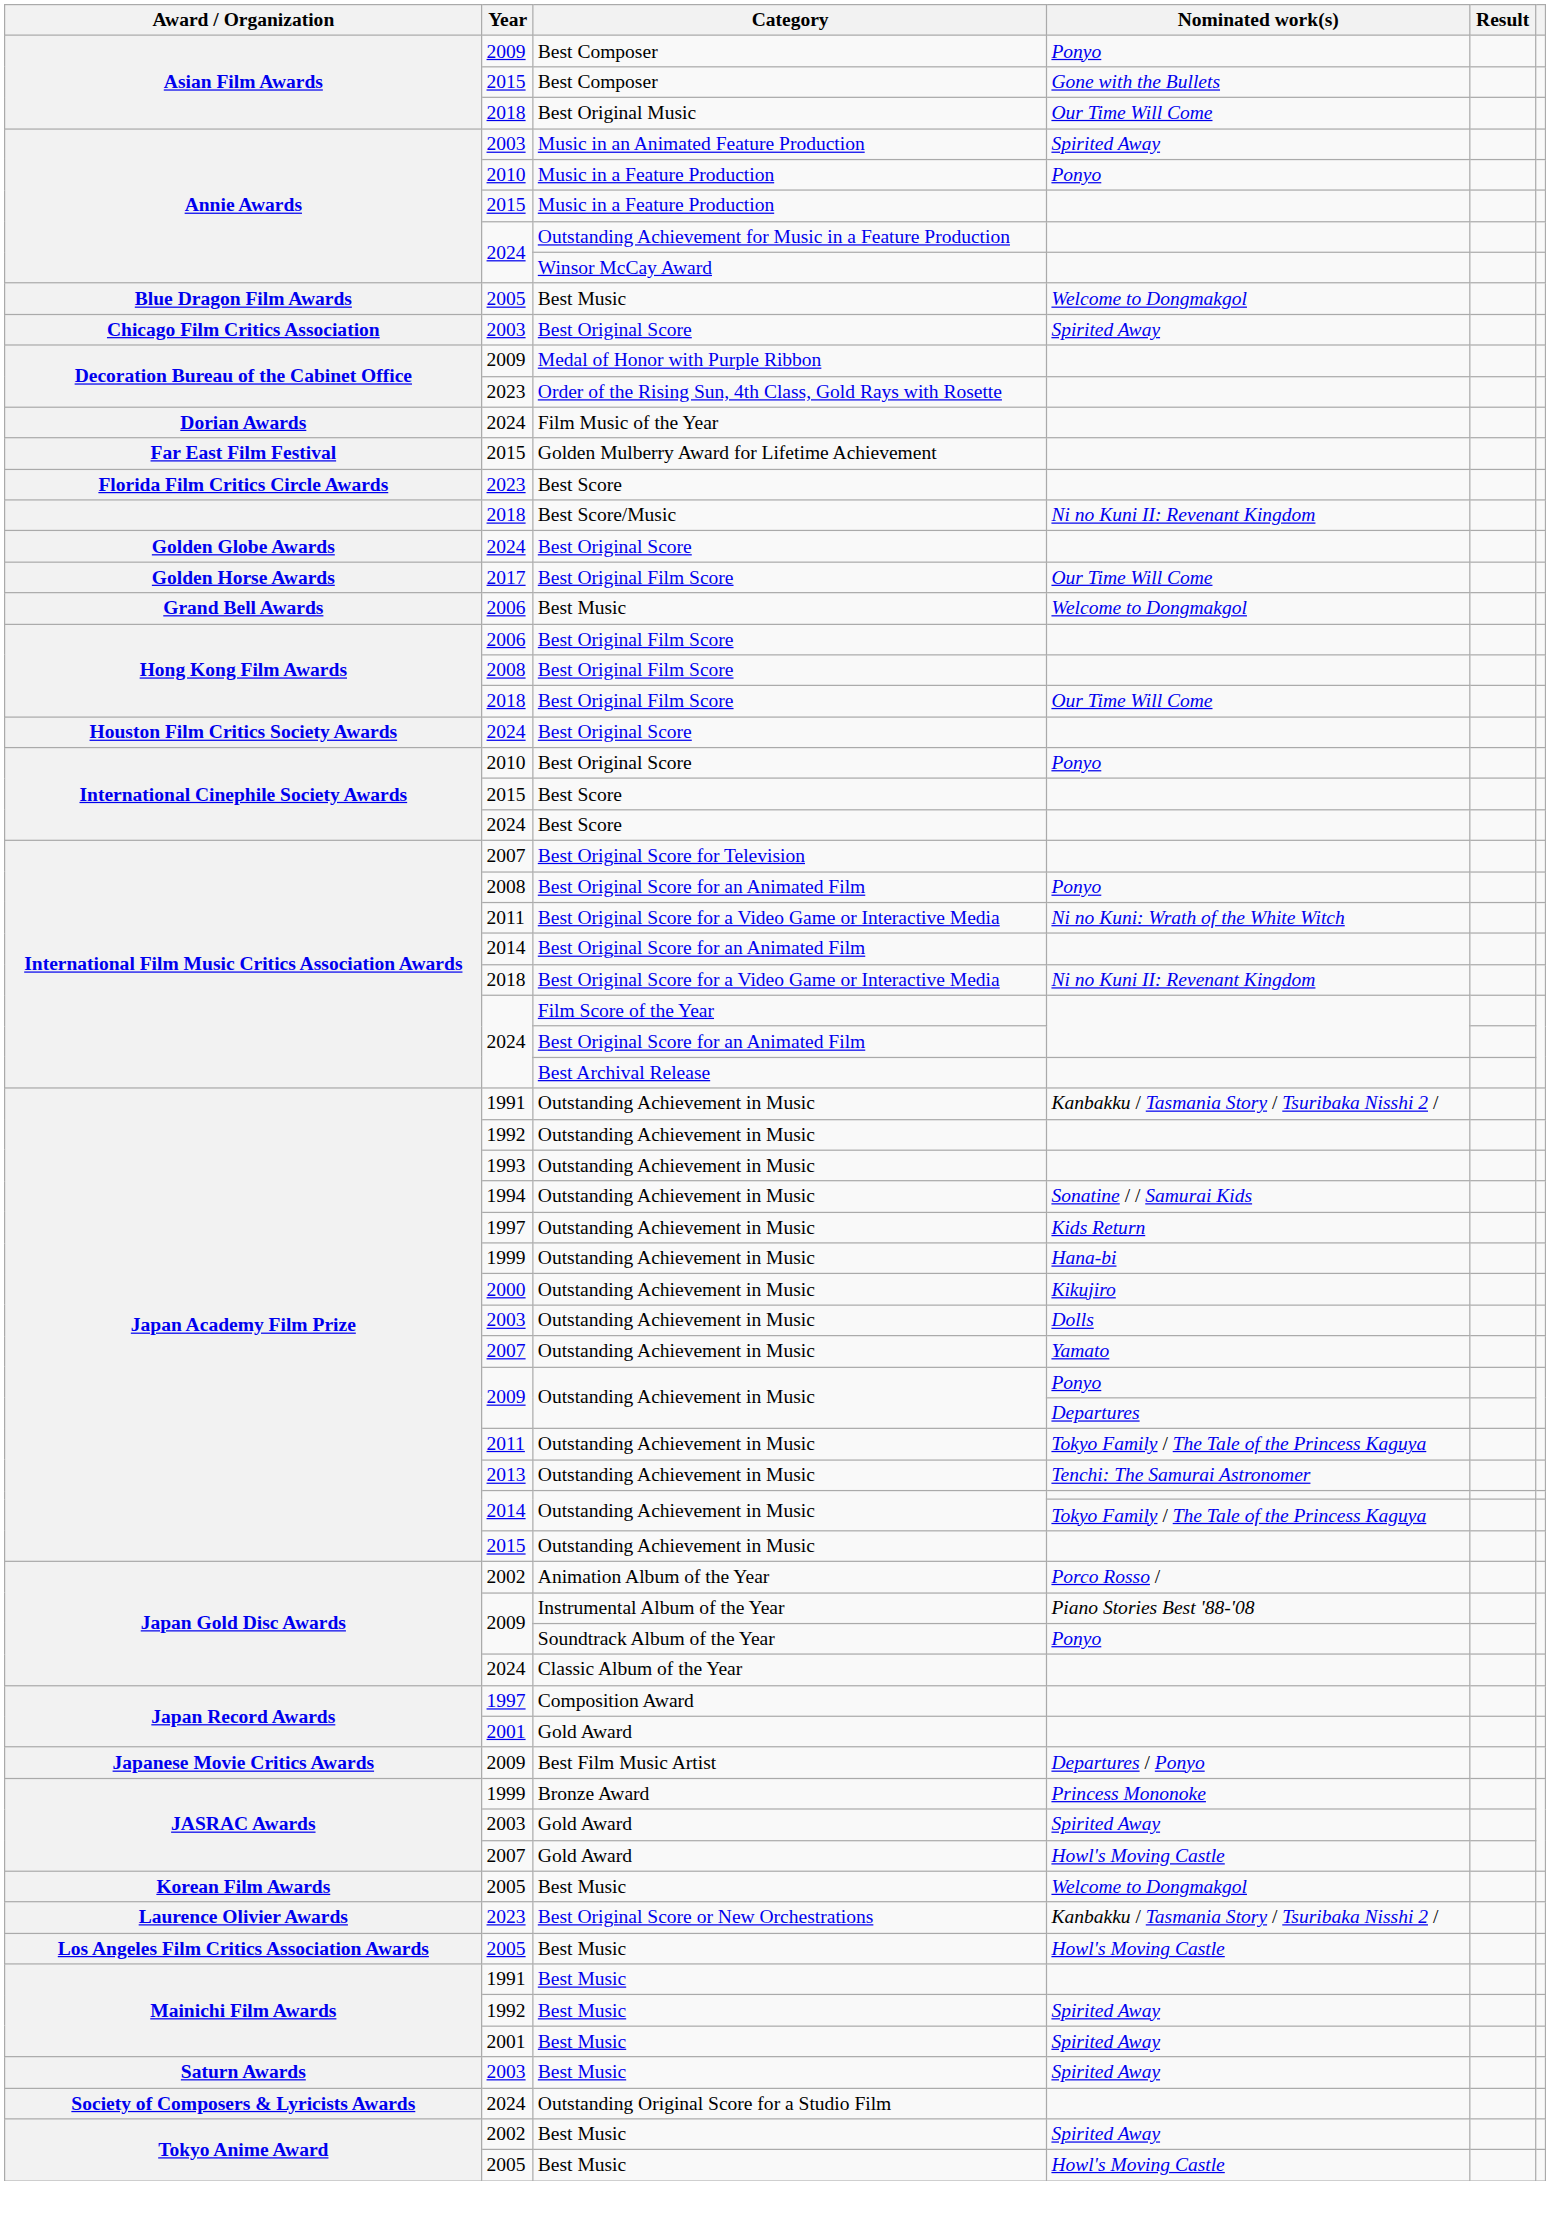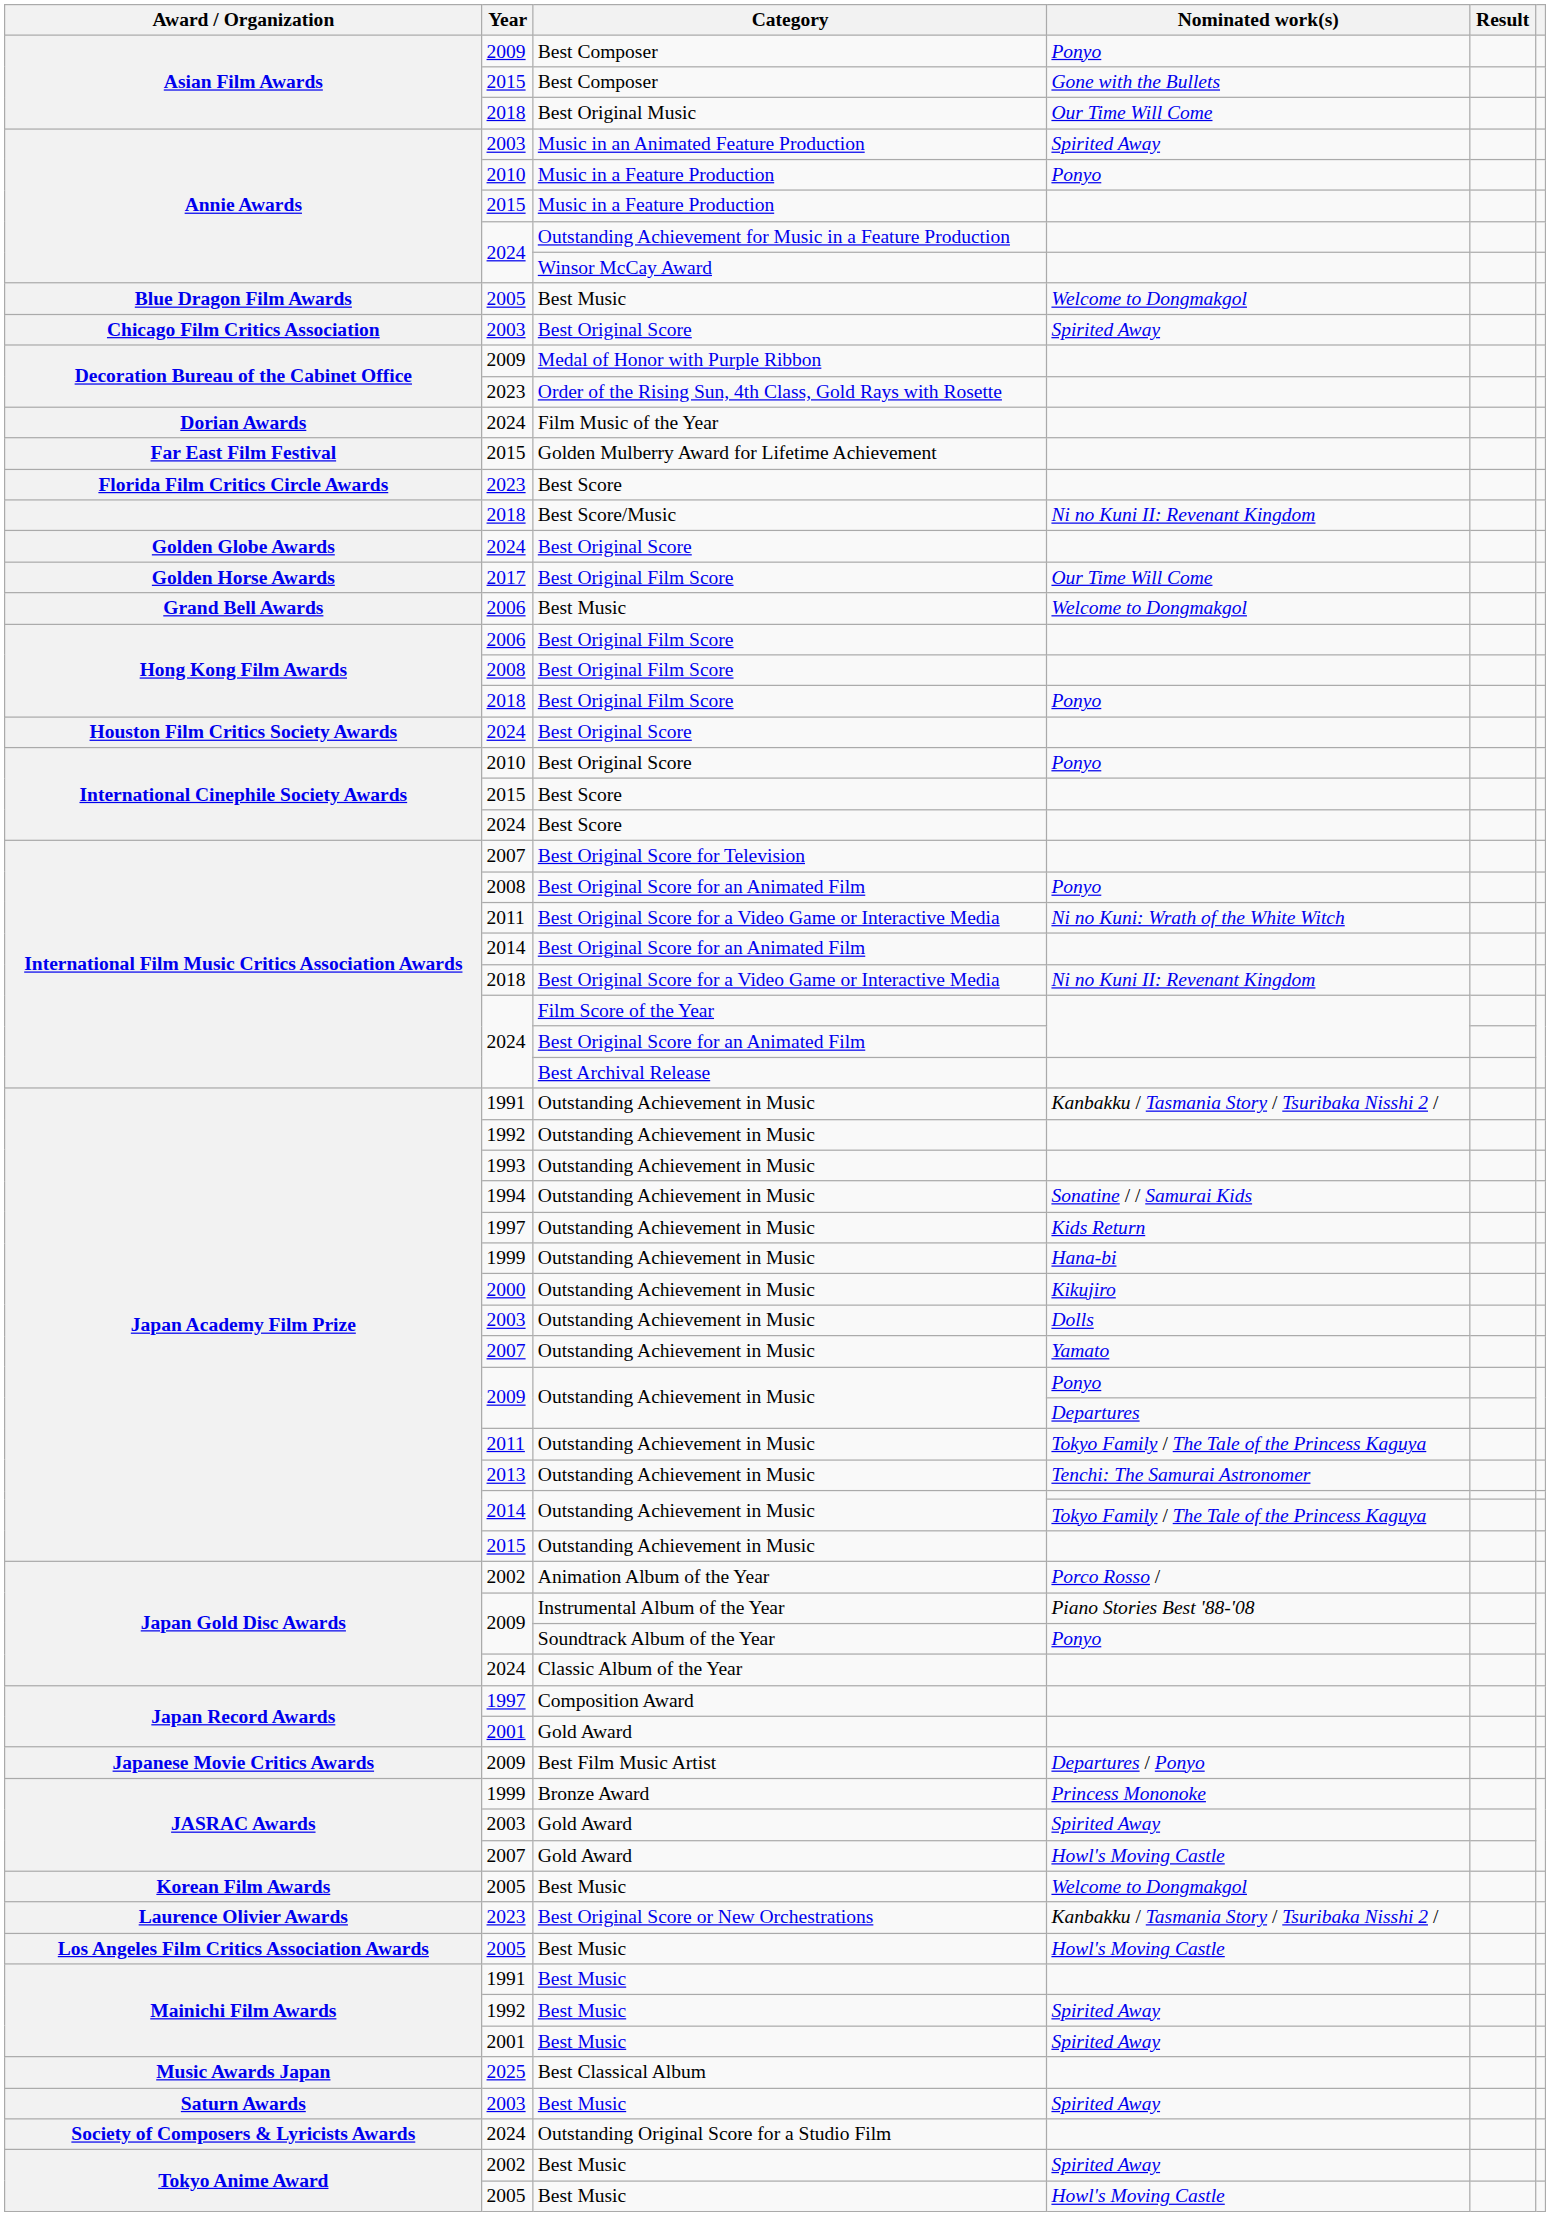(1132, 701) Our Time Will Come -> (1076, 701) Ponyo
+ row: (506, 2072)
